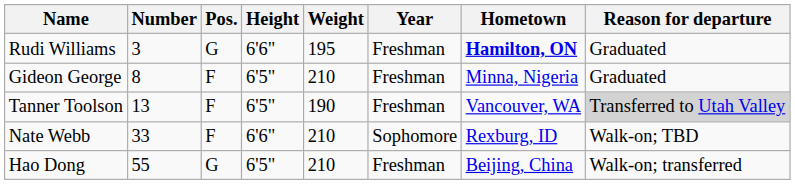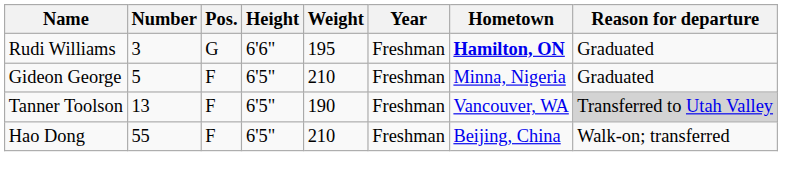(136, 77) 8 -> (136, 77) 5
- row: (50, 135)
(212, 164) G -> (210, 135) F
